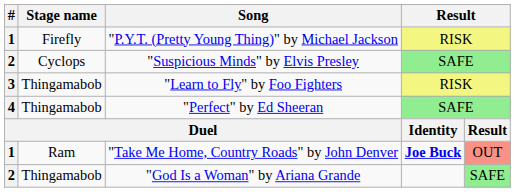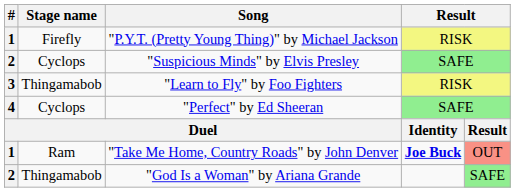(62, 107) Thingamabob -> (62, 107) Cyclops
